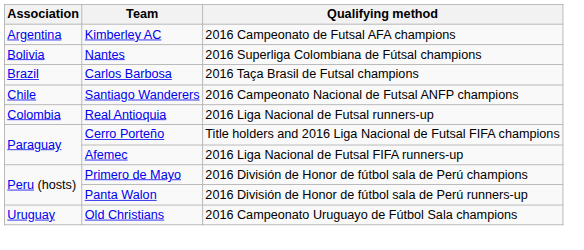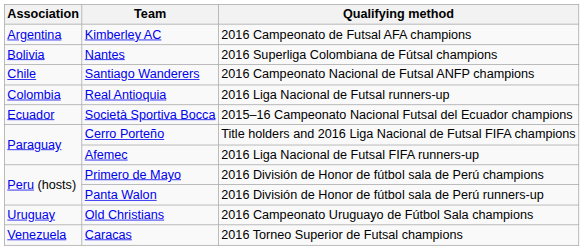- row: (128, 74)
+ row: (150, 114)
+ row: (108, 235)
